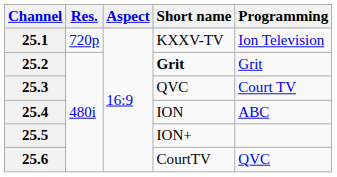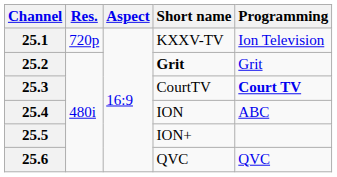(172, 87) QVC -> (184, 87) CourtTV
(267, 87) normal -> (270, 87) bold
(184, 159) CourtTV -> (172, 159) QVC
